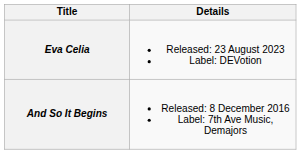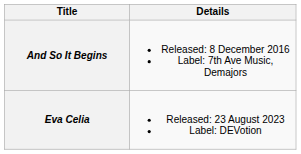rows swapped: (67, 114) <-> (67, 49)
